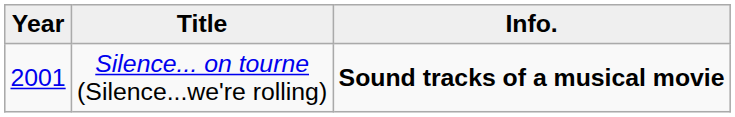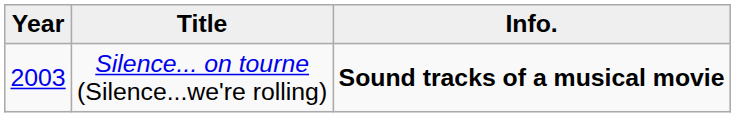(38, 77) 2001 -> (38, 77) 2003
